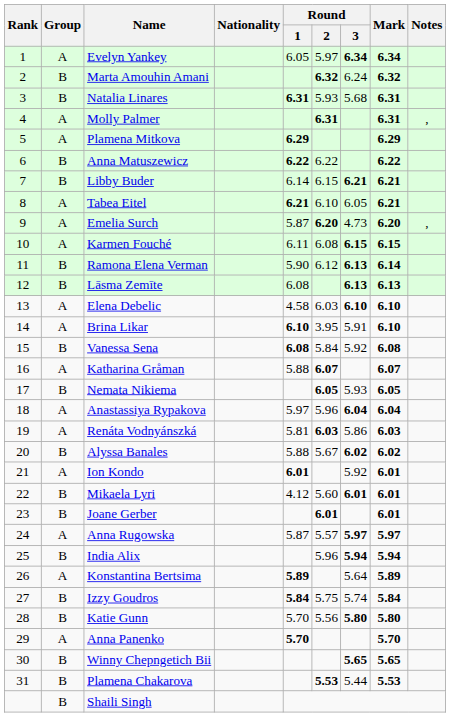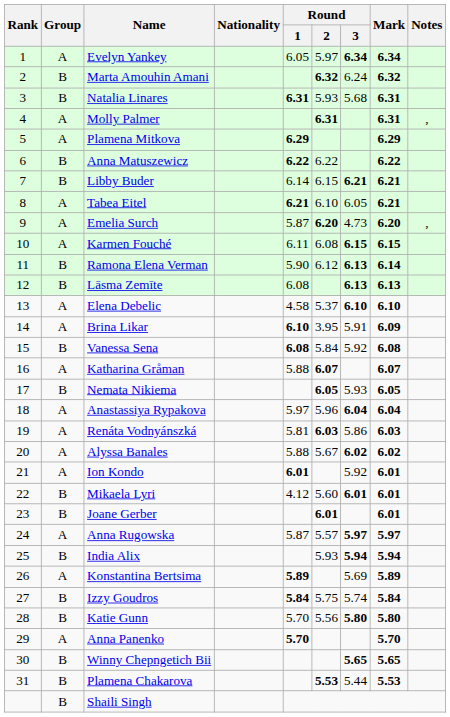(326, 306) 6.03 -> (326, 306) 5.37
(389, 327) 6.10 -> (389, 327) 6.09
(63, 451) B -> (63, 451) A
(326, 555) 5.96 -> (326, 555) 5.93
(355, 576) 5.64 -> (355, 576) 5.69
